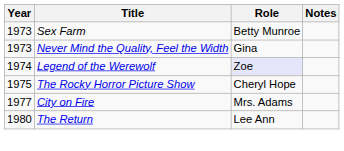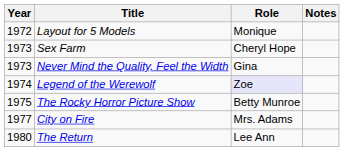+ row: (86, 31)
(267, 31) Betty Munroe -> (265, 48) Cheryl Hope
(265, 84) Cheryl Hope -> (267, 102) Betty Munroe
